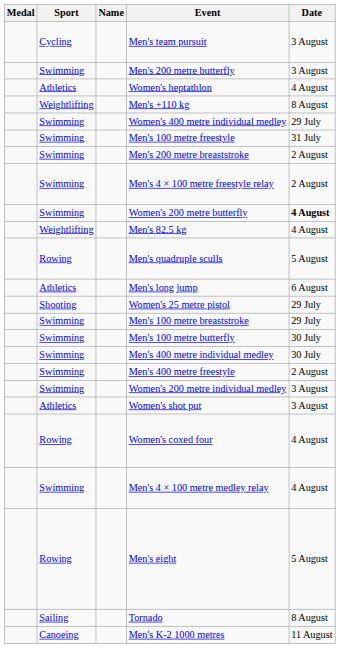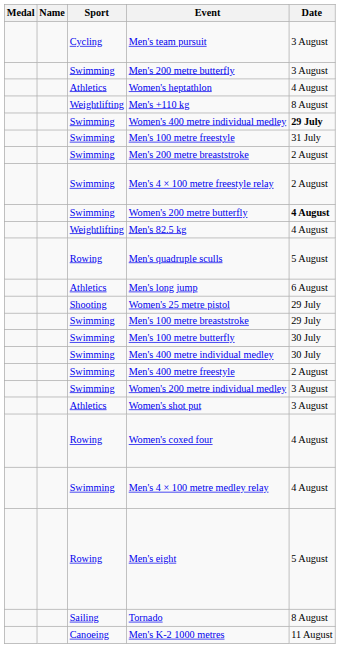columns swapped: (111, 13) <-> (66, 13)
(306, 121) normal -> (307, 121) bold
